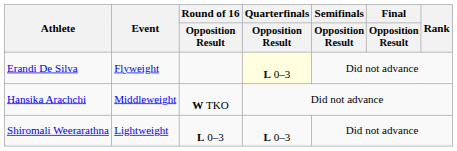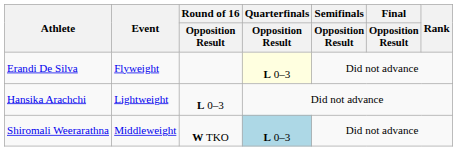(145, 99) Middleweight -> (141, 99) Lightweight
(210, 106) W TKO -> (210, 106) L 0–3
(141, 131) Lightweight -> (145, 131) Middleweight
(210, 137) L 0–3 -> (210, 137) W TKO
(277, 137) no background -> (277, 137) lightblue background
